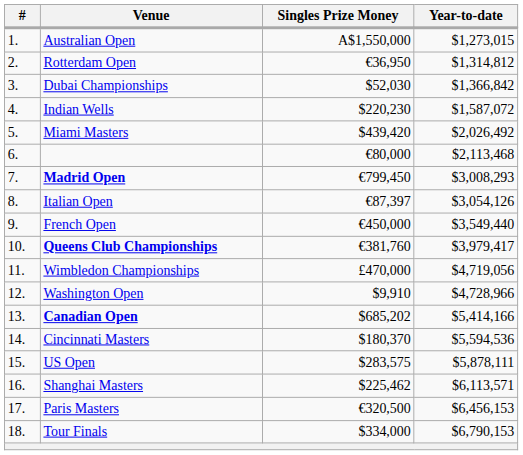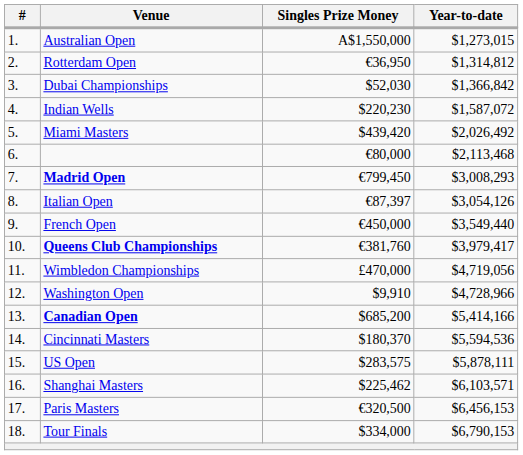(385, 316) $685,202 -> (385, 316) $685,200
(483, 385) $6,113,571 -> (483, 385) $6,103,571
